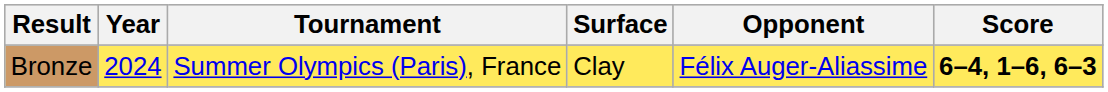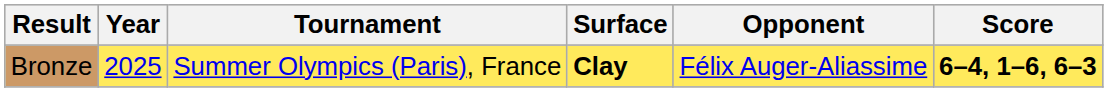(133, 65) 2024 -> (133, 65) 2025
(599, 65) normal -> (600, 65) bold
